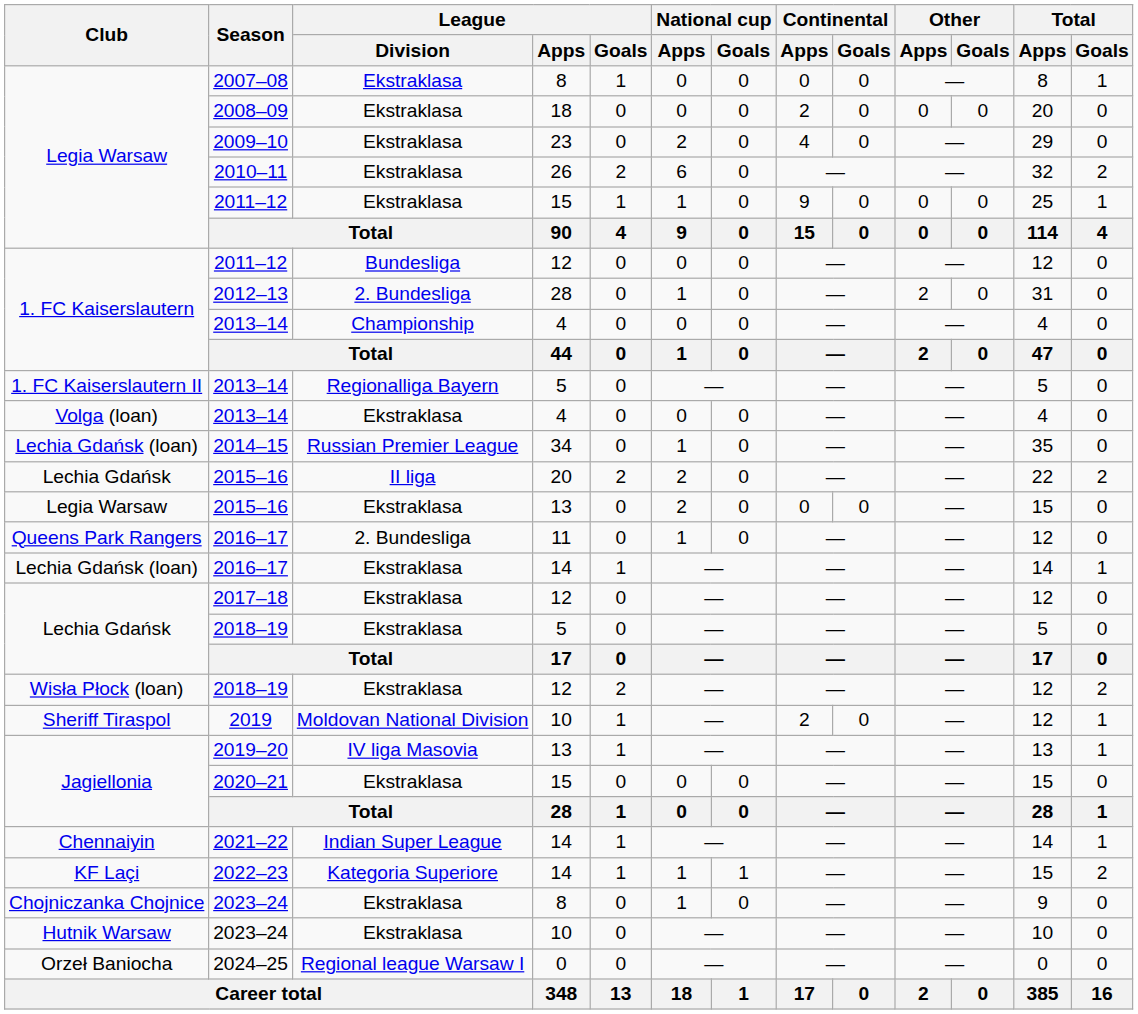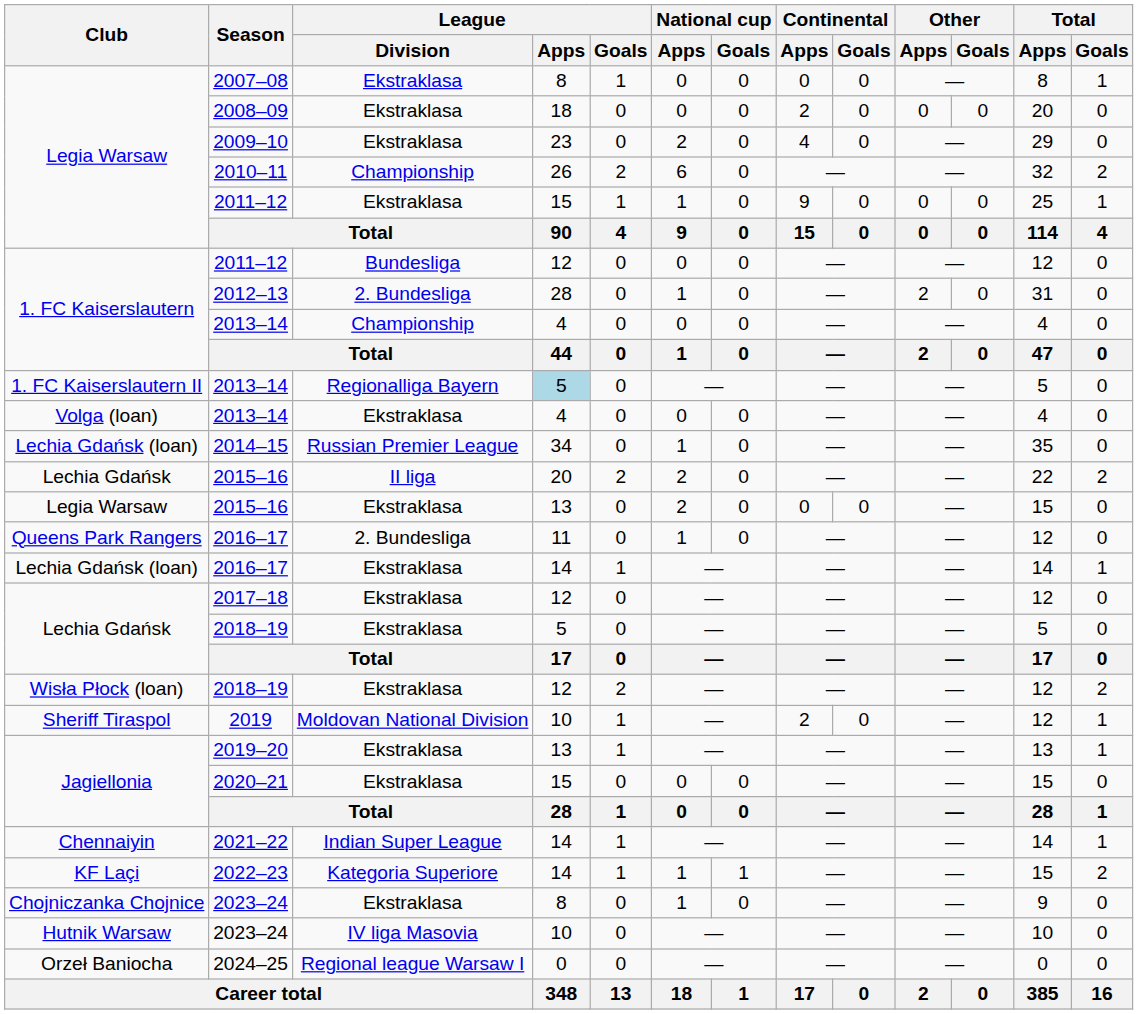(413, 171) Ekstraklasa -> (413, 171) Championship
(561, 385) no background -> (561, 385) lightblue background
(413, 750) IV liga Masovia -> (413, 750) Ekstraklasa
(413, 933) Ekstraklasa -> (413, 933) IV liga Masovia
